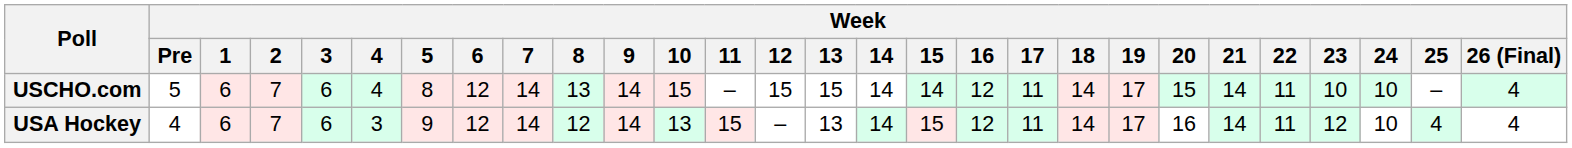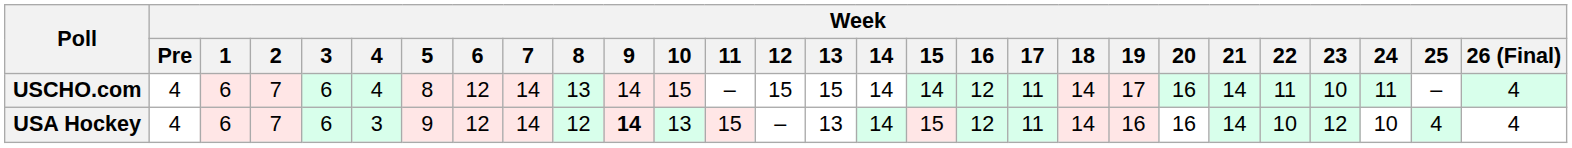(175, 90) 5 -> (175, 90) 4
(1184, 90) 15 -> (1184, 90) 16
(1386, 90) 10 -> (1386, 90) 11
(629, 124) normal -> (629, 124) bold
(1134, 124) 17 -> (1134, 124) 16
(1285, 124) 11 -> (1285, 124) 10
